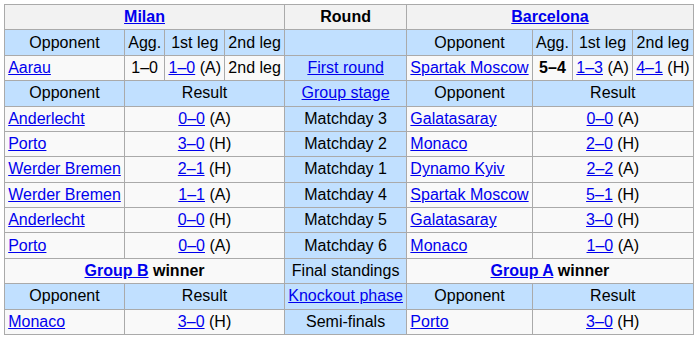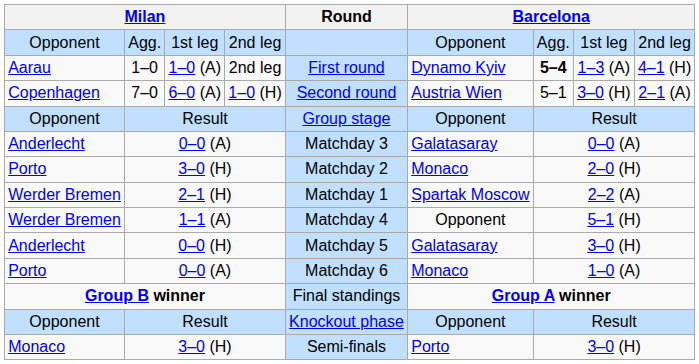(469, 67) Spartak Moscow -> (458, 67) Dynamo Kyiv
+ row: (54, 93)
(457, 169) Dynamo Kyiv -> (470, 194) Spartak Moscow
(469, 194) Spartak Moscow -> (470, 220) Opponent
